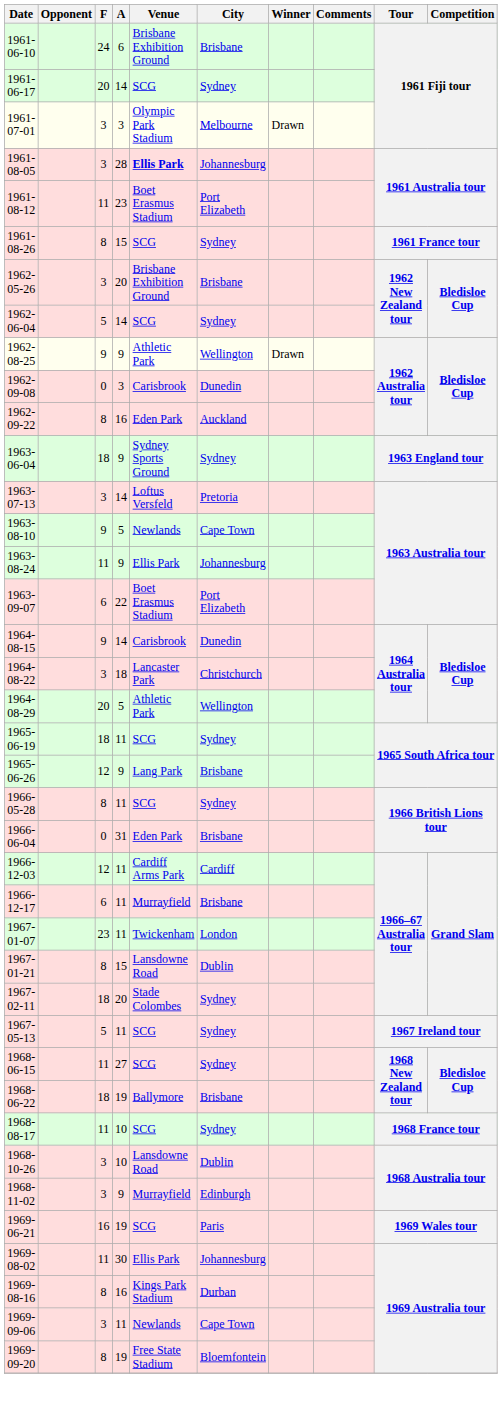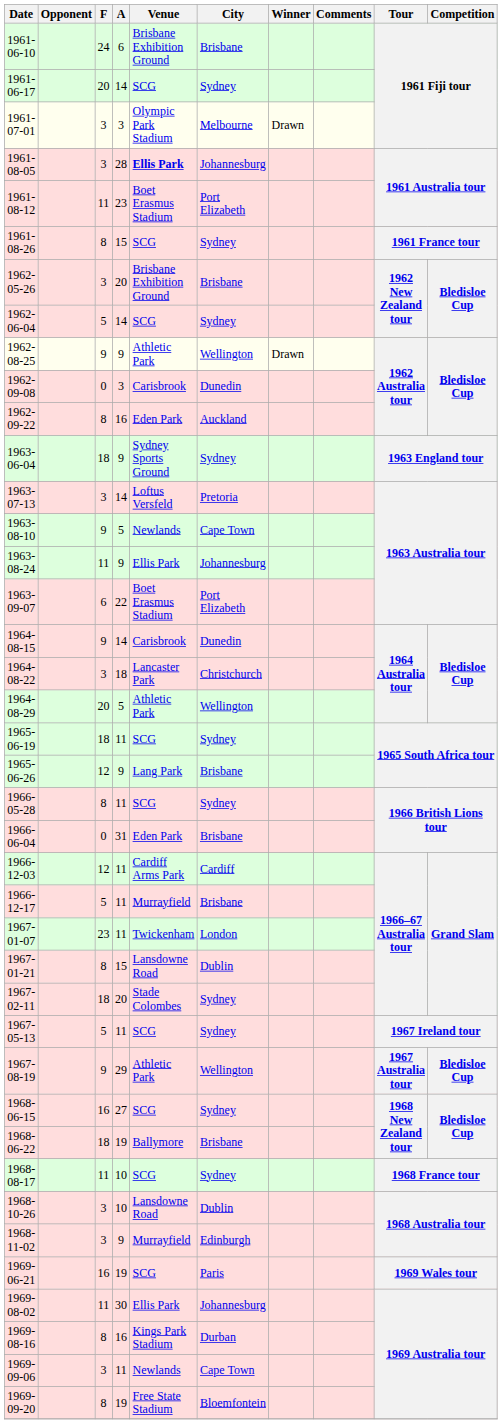(104, 901) 6 -> (104, 901) 5
+ row: (21, 1070)
(104, 1064) 11 -> (104, 1110) 16
